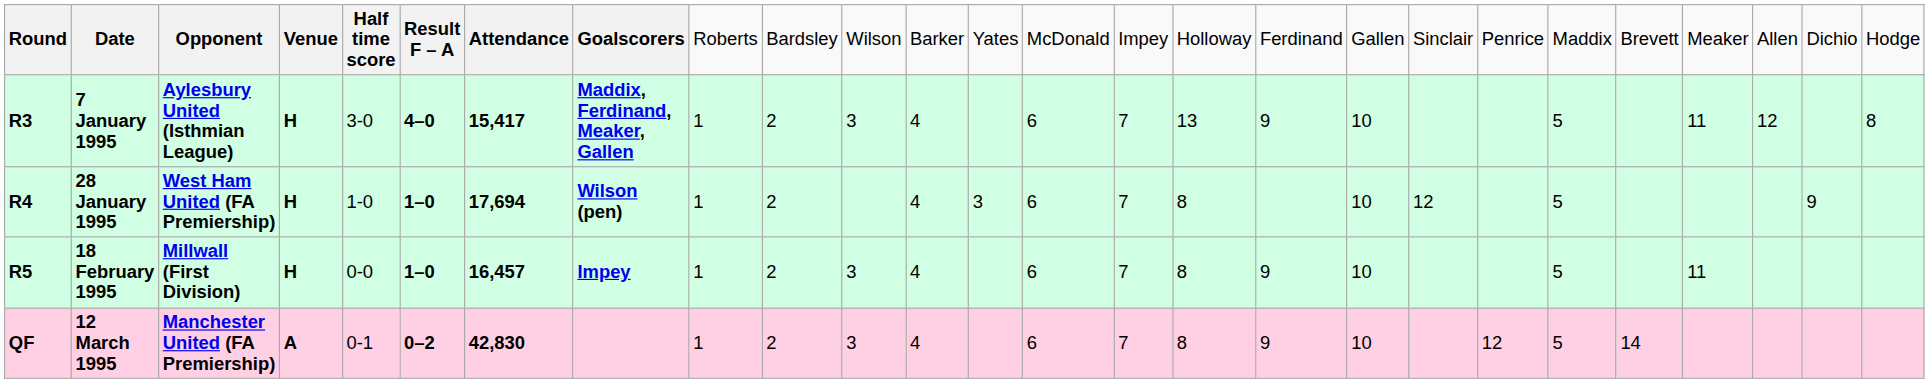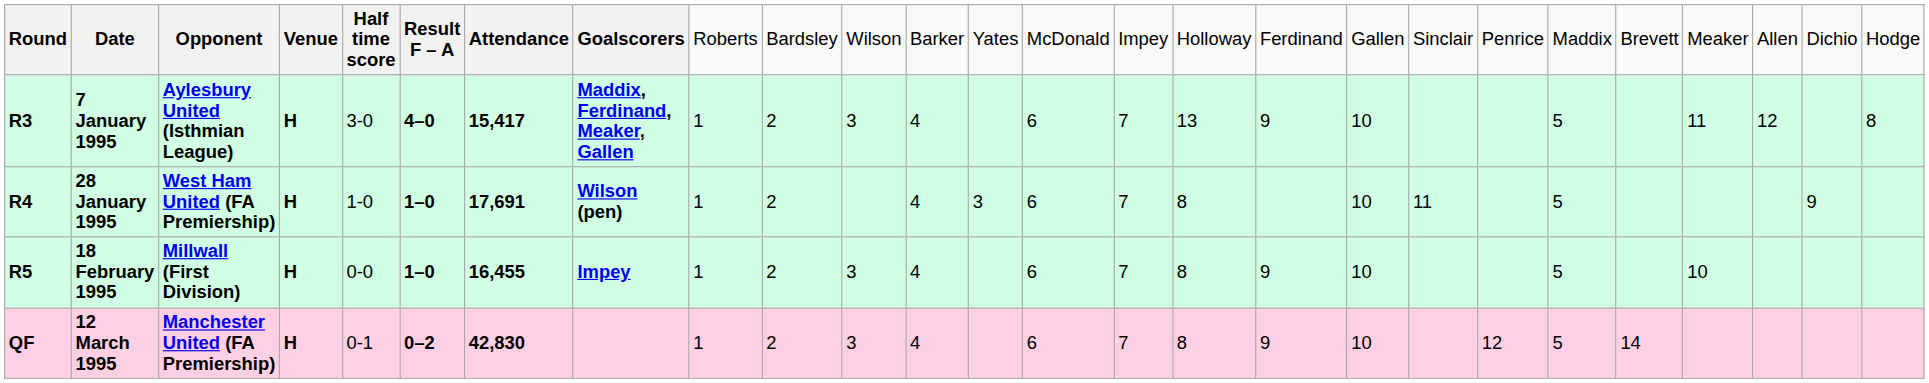(497, 201) 17,694 -> (497, 201) 17,691
(1423, 201) 12 -> (1422, 201) 11
(497, 272) 16,457 -> (497, 272) 16,455
(1697, 272) 11 -> (1697, 272) 10
(290, 342) A -> (290, 342) H
